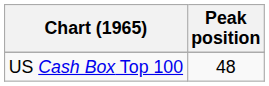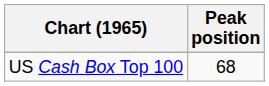(226, 66) 48 -> (226, 66) 68
